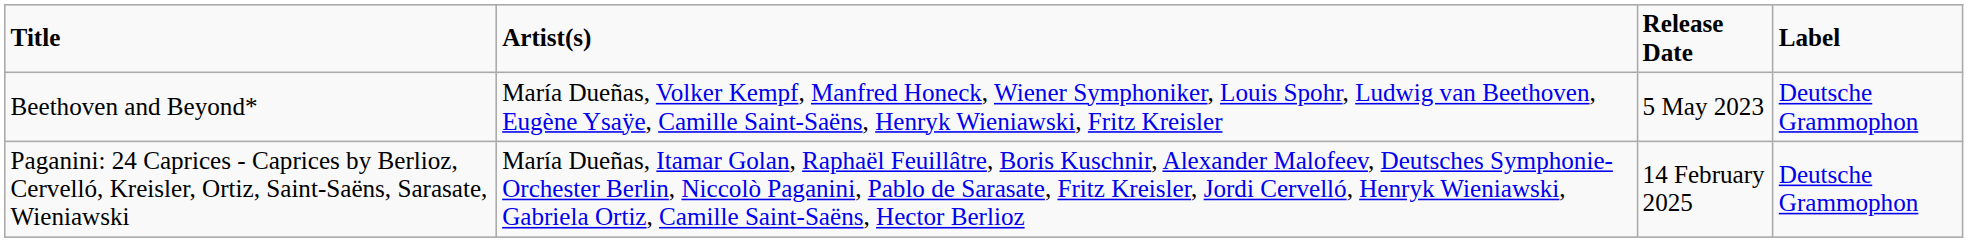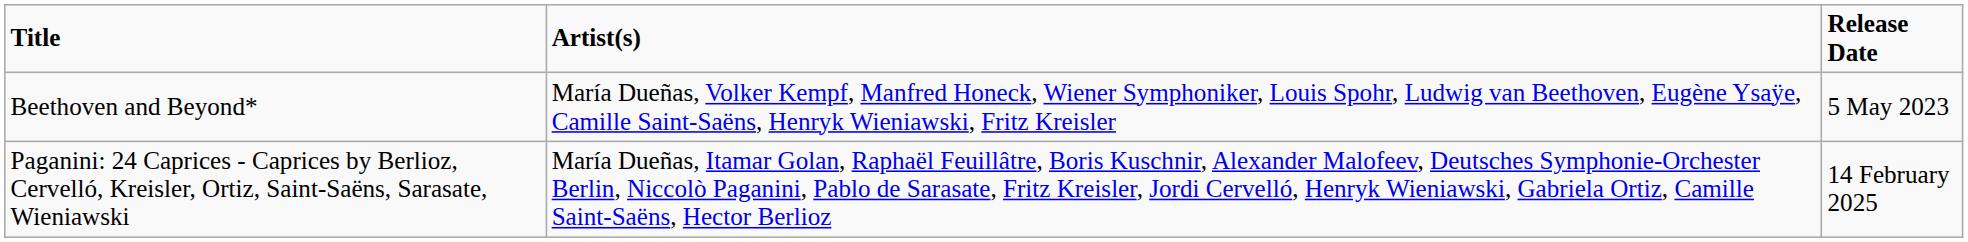- column: (1809, 38)
